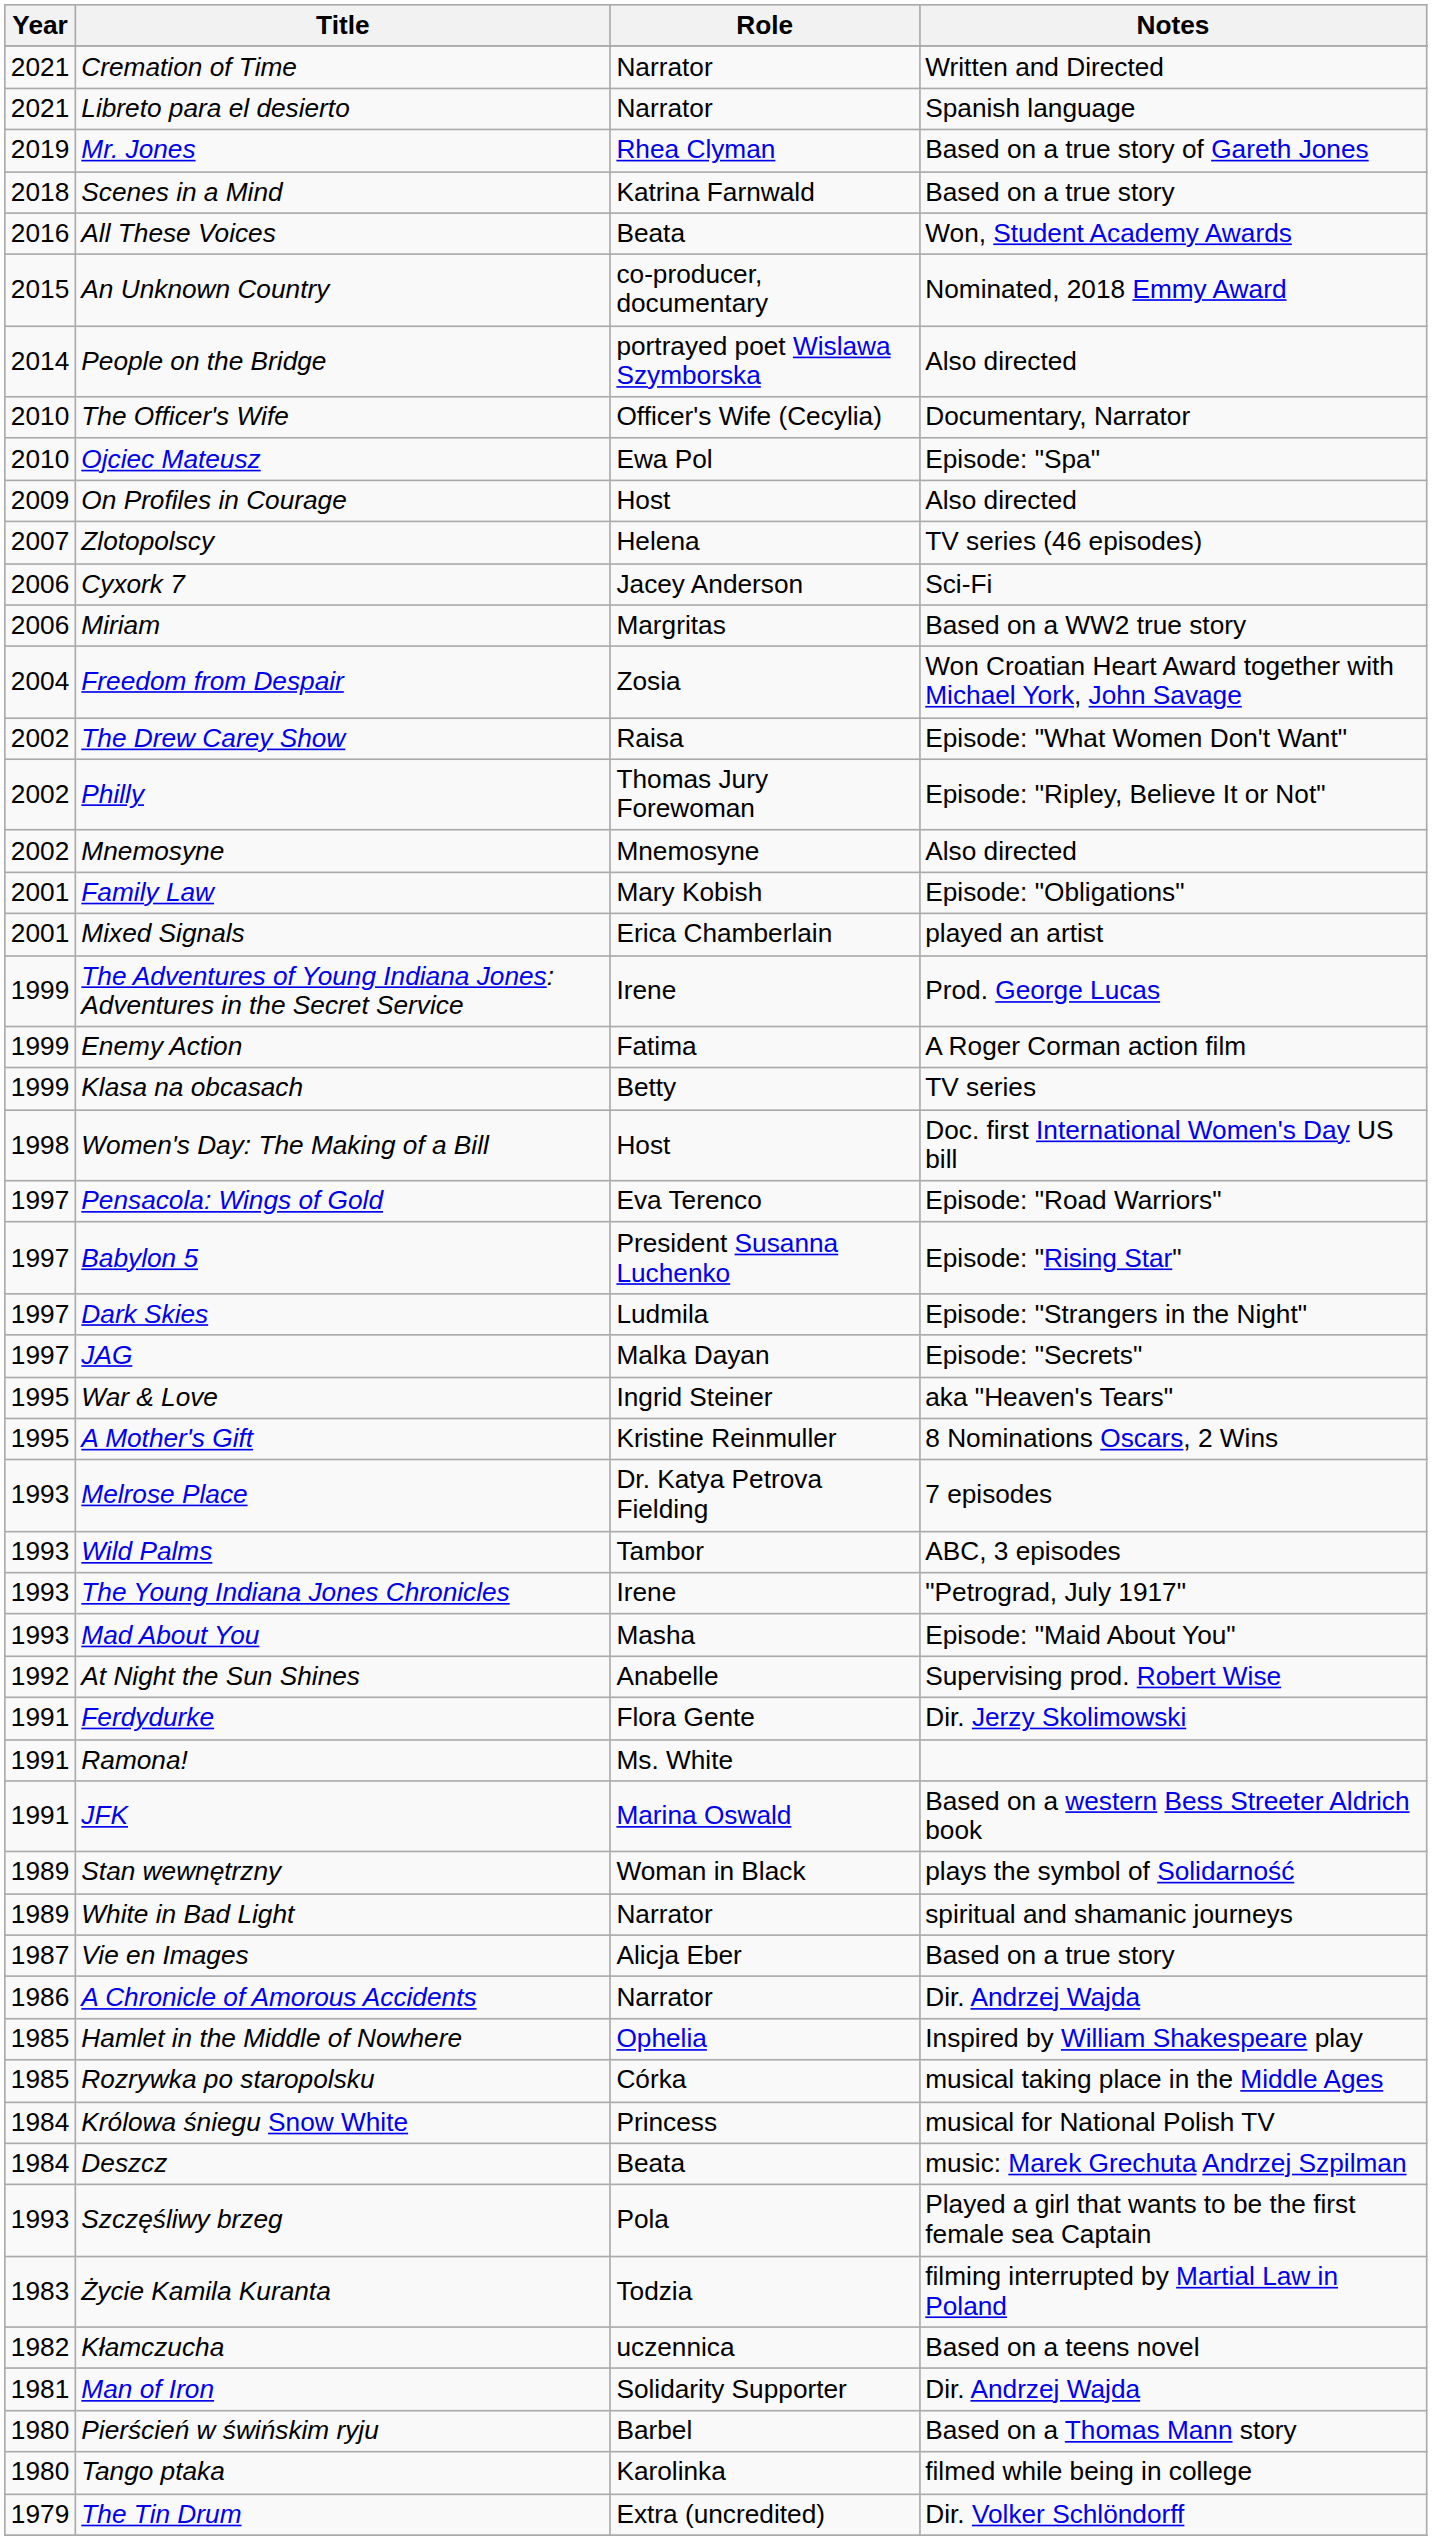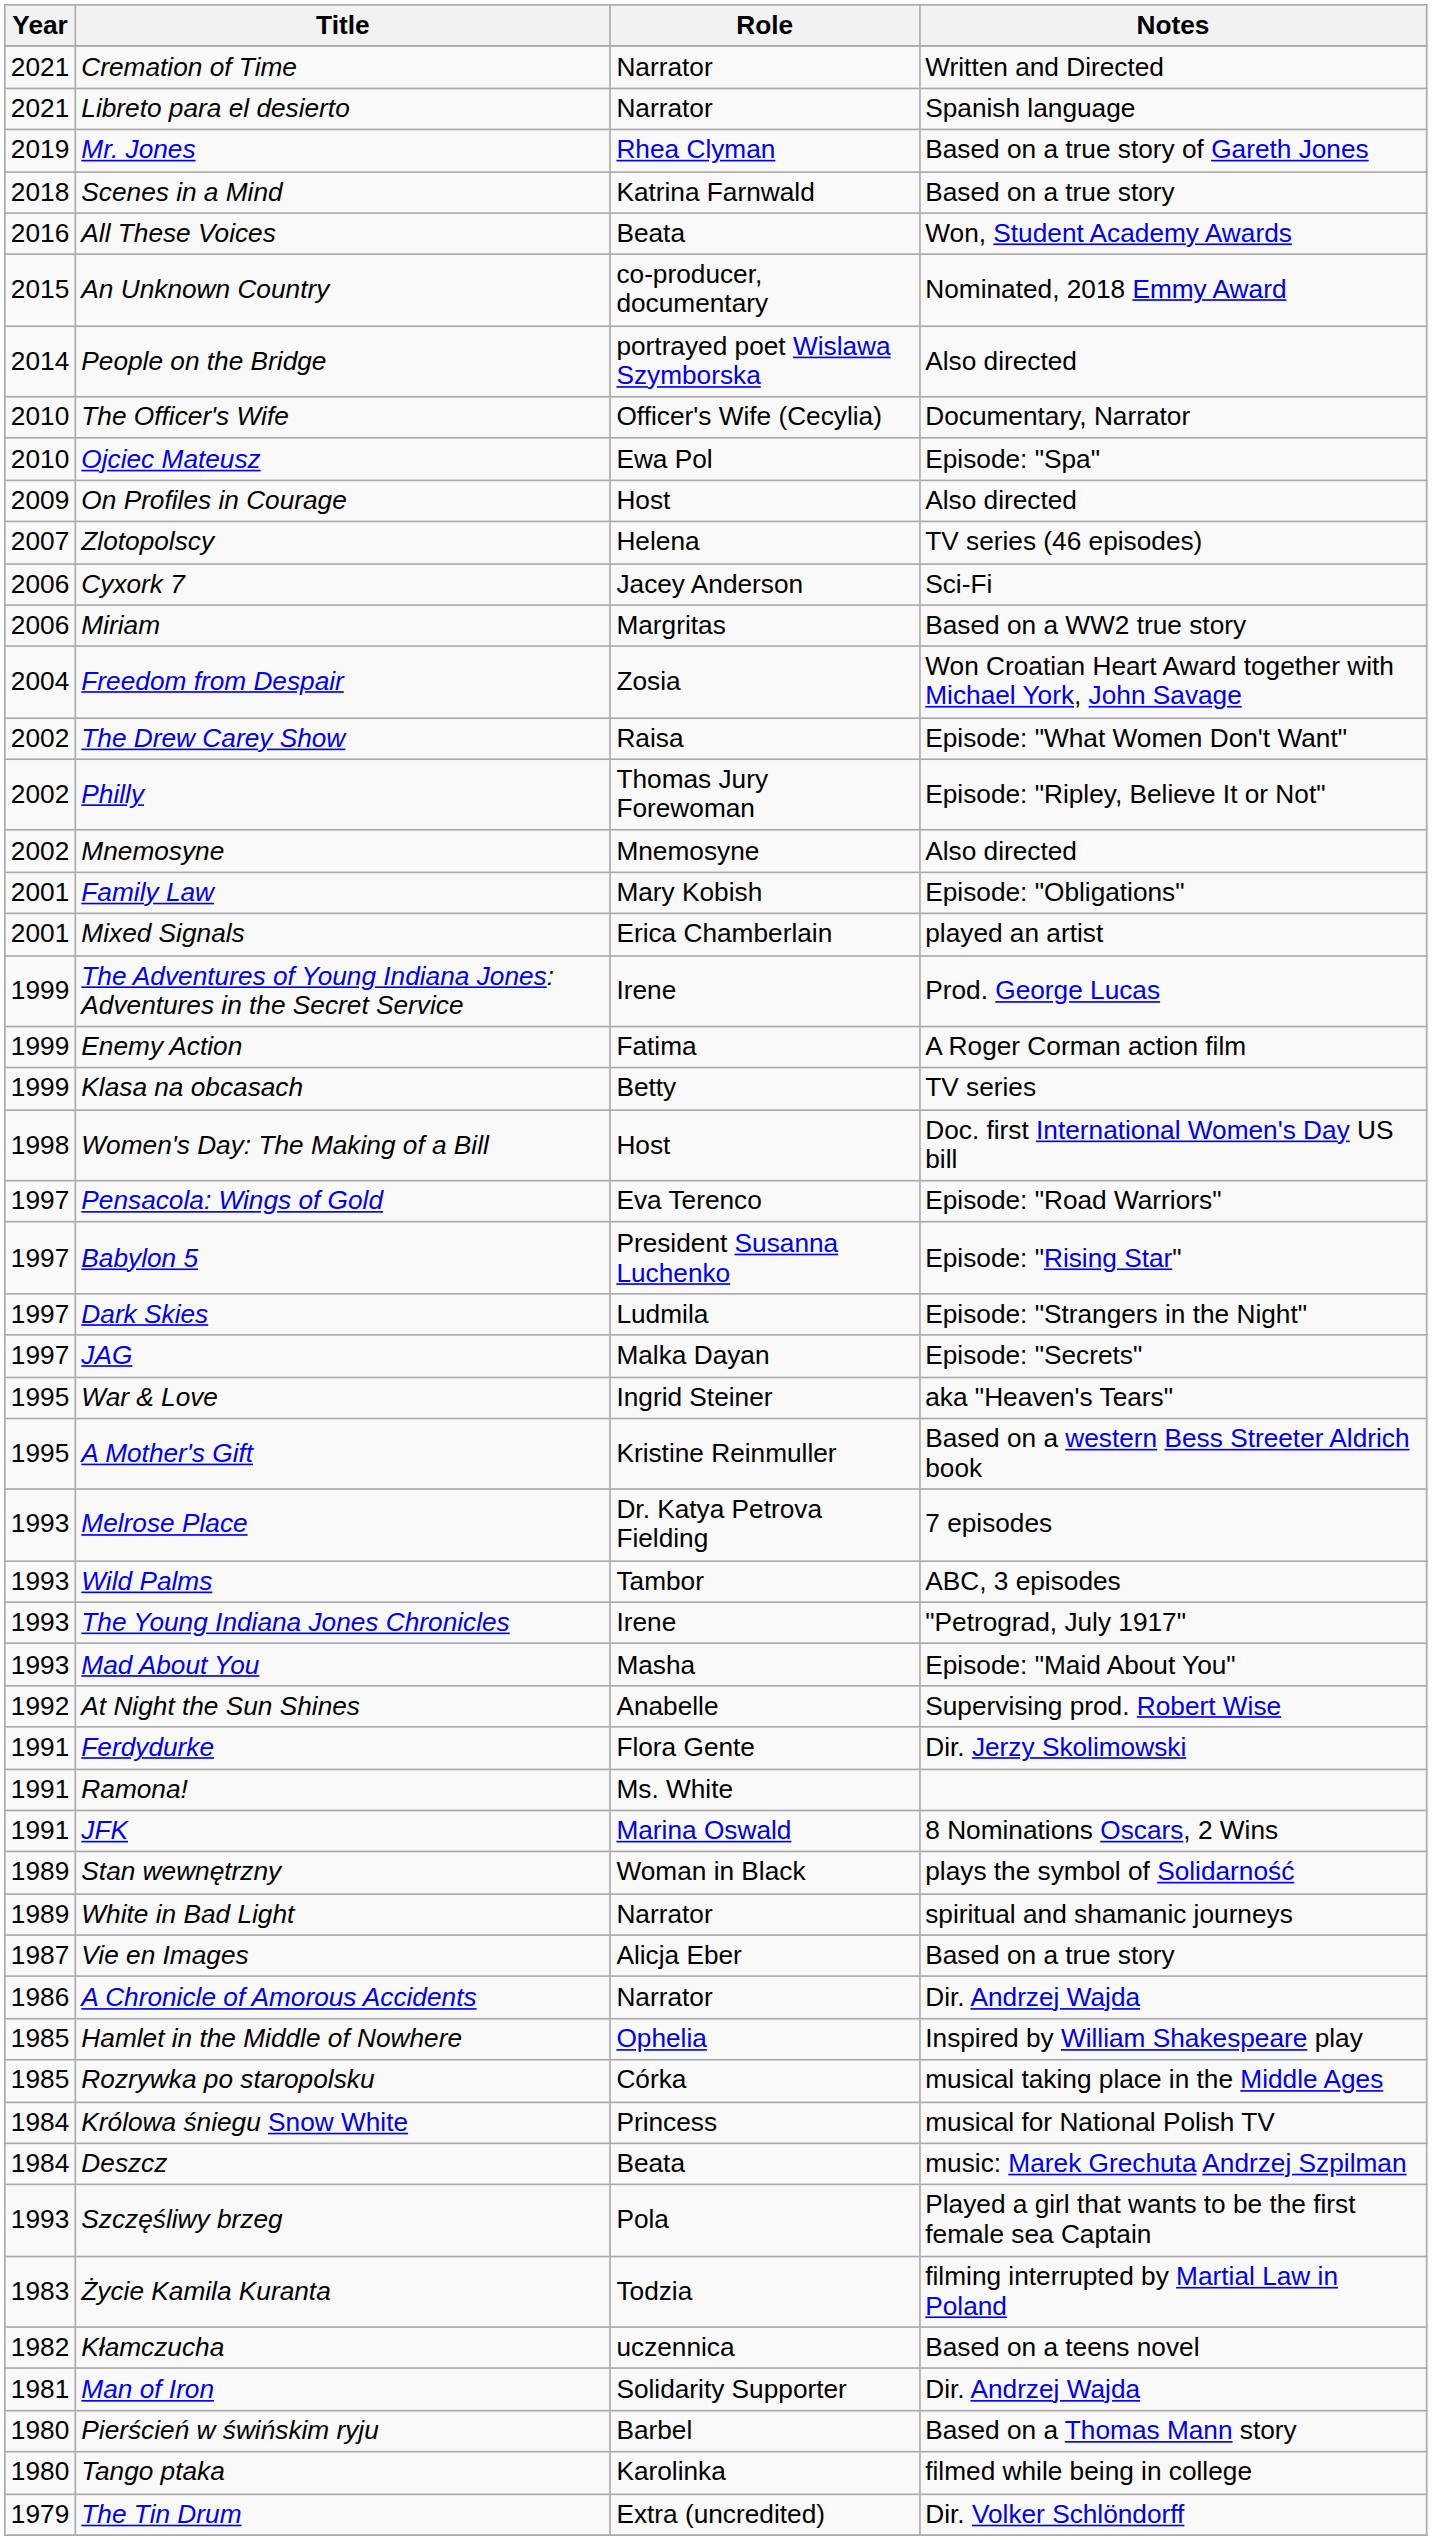(1102, 1438) 8 Nominations Oscars, 2 Wins -> (1167, 1453) Based on a western Bess Streeter Aldrich book
(1167, 1815) Based on a western Bess Streeter Aldrich book -> (1102, 1830) 8 Nominations Oscars, 2 Wins
